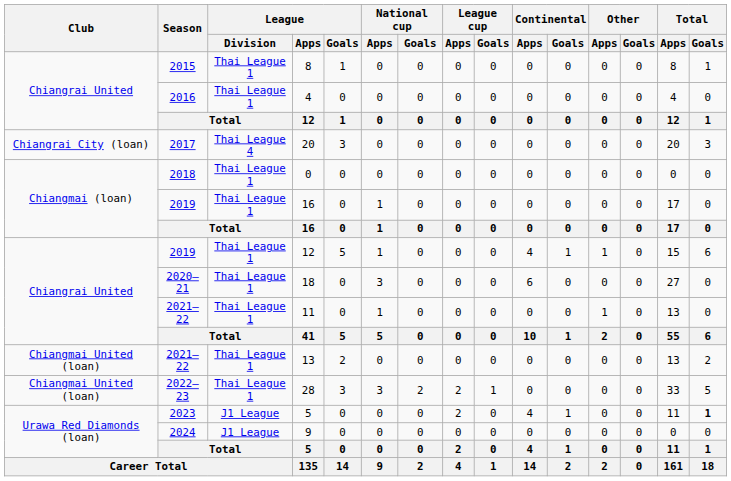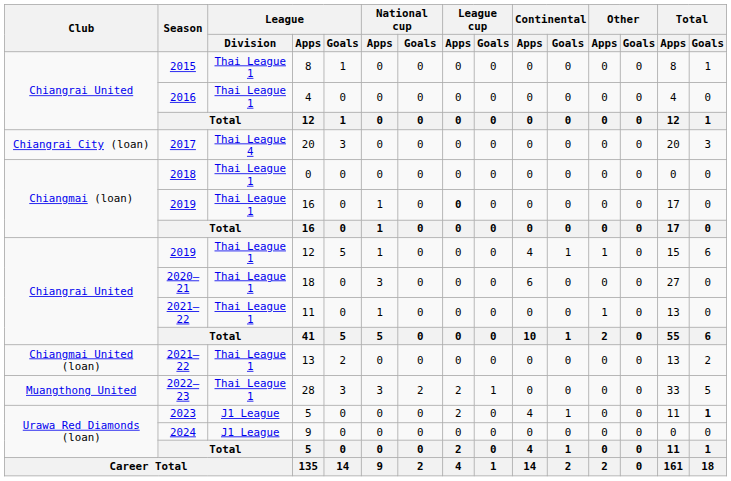(458, 205) normal -> (458, 205) bold
(81, 390) Chiangmai United (loan) -> (81, 390) Muangthong United
